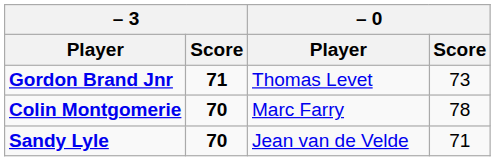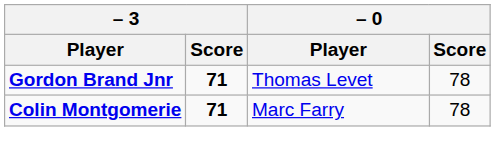(460, 79) 73 -> (460, 79) 78
(217, 110) 70 -> (217, 110) 71
- row: (59, 140)
